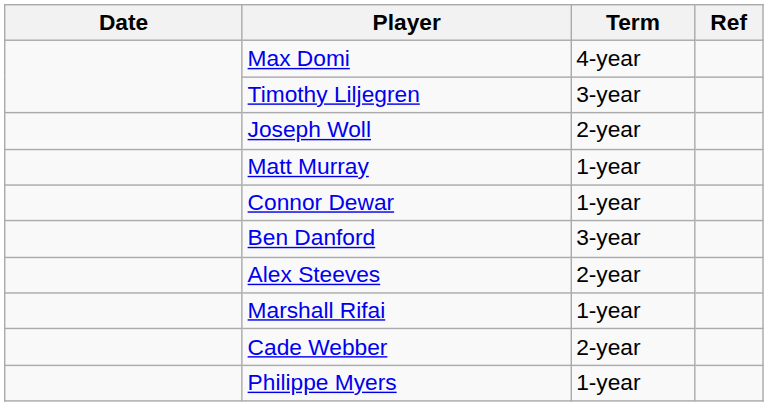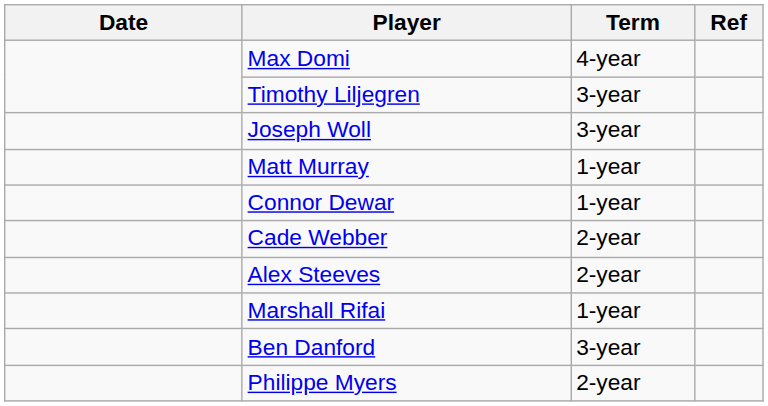(608, 130) 2-year -> (608, 130) 3-year
rows swapped: (311, 238) <-> (318, 346)
(608, 382) 1-year -> (608, 382) 2-year
